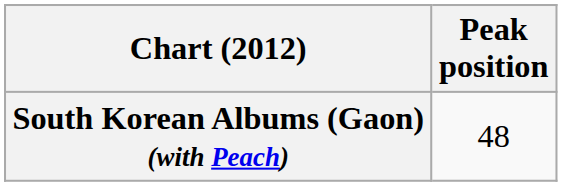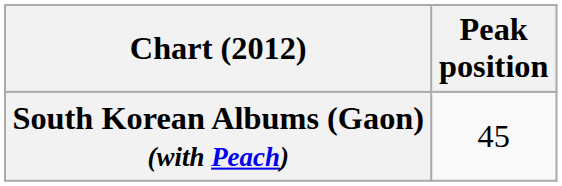(494, 135) 48 -> (494, 135) 45
